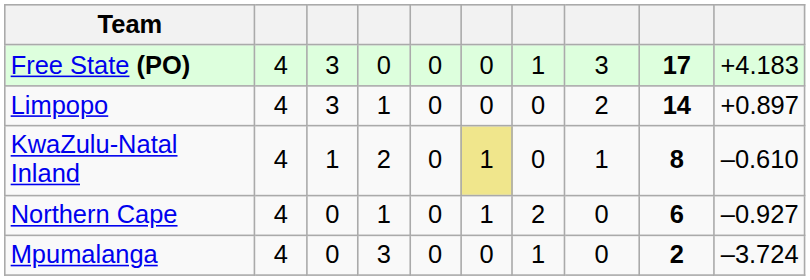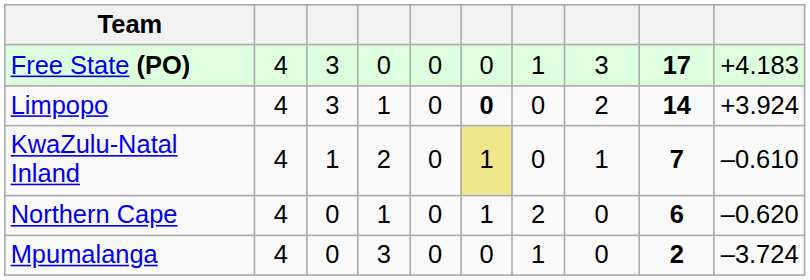(487, 105) normal -> (487, 105) bold
(760, 105) +0.897 -> (760, 105) +3.924
(677, 160) 8 -> (677, 160) 7
(760, 214) –0.927 -> (760, 214) –0.620
